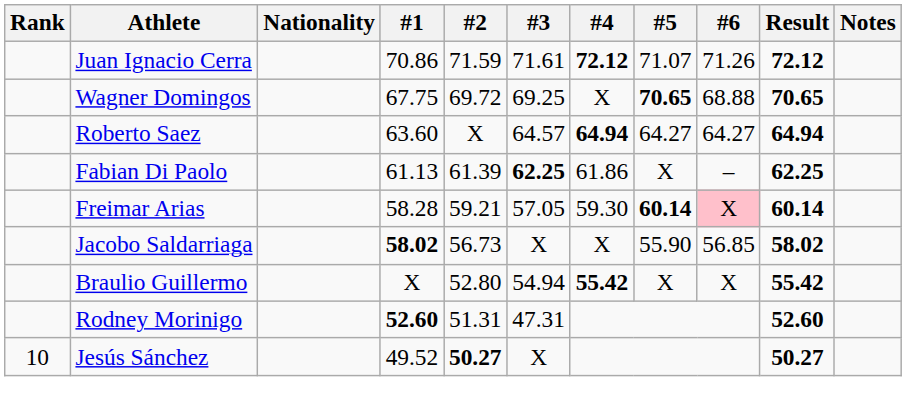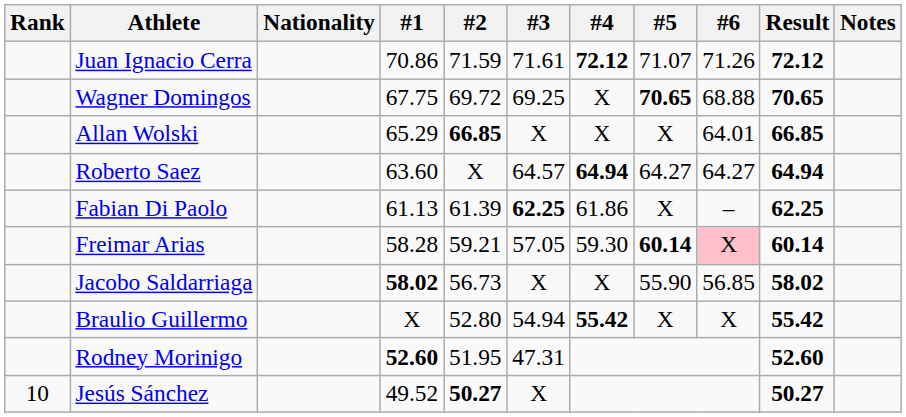+ row: (137, 134)
(475, 319) 51.31 -> (475, 356) 51.95
